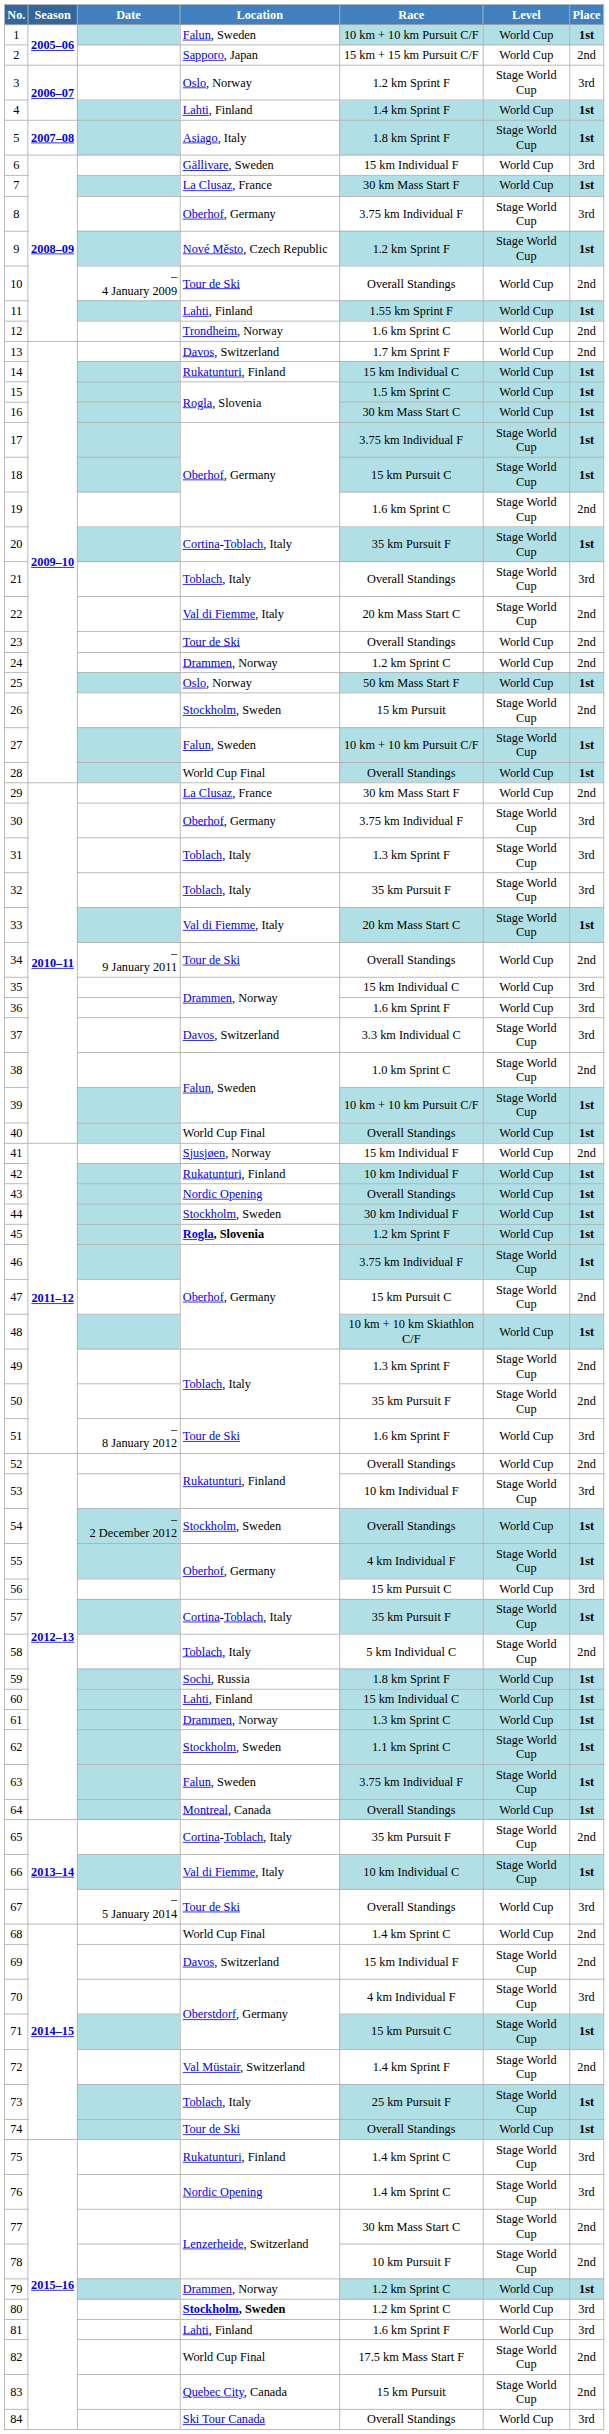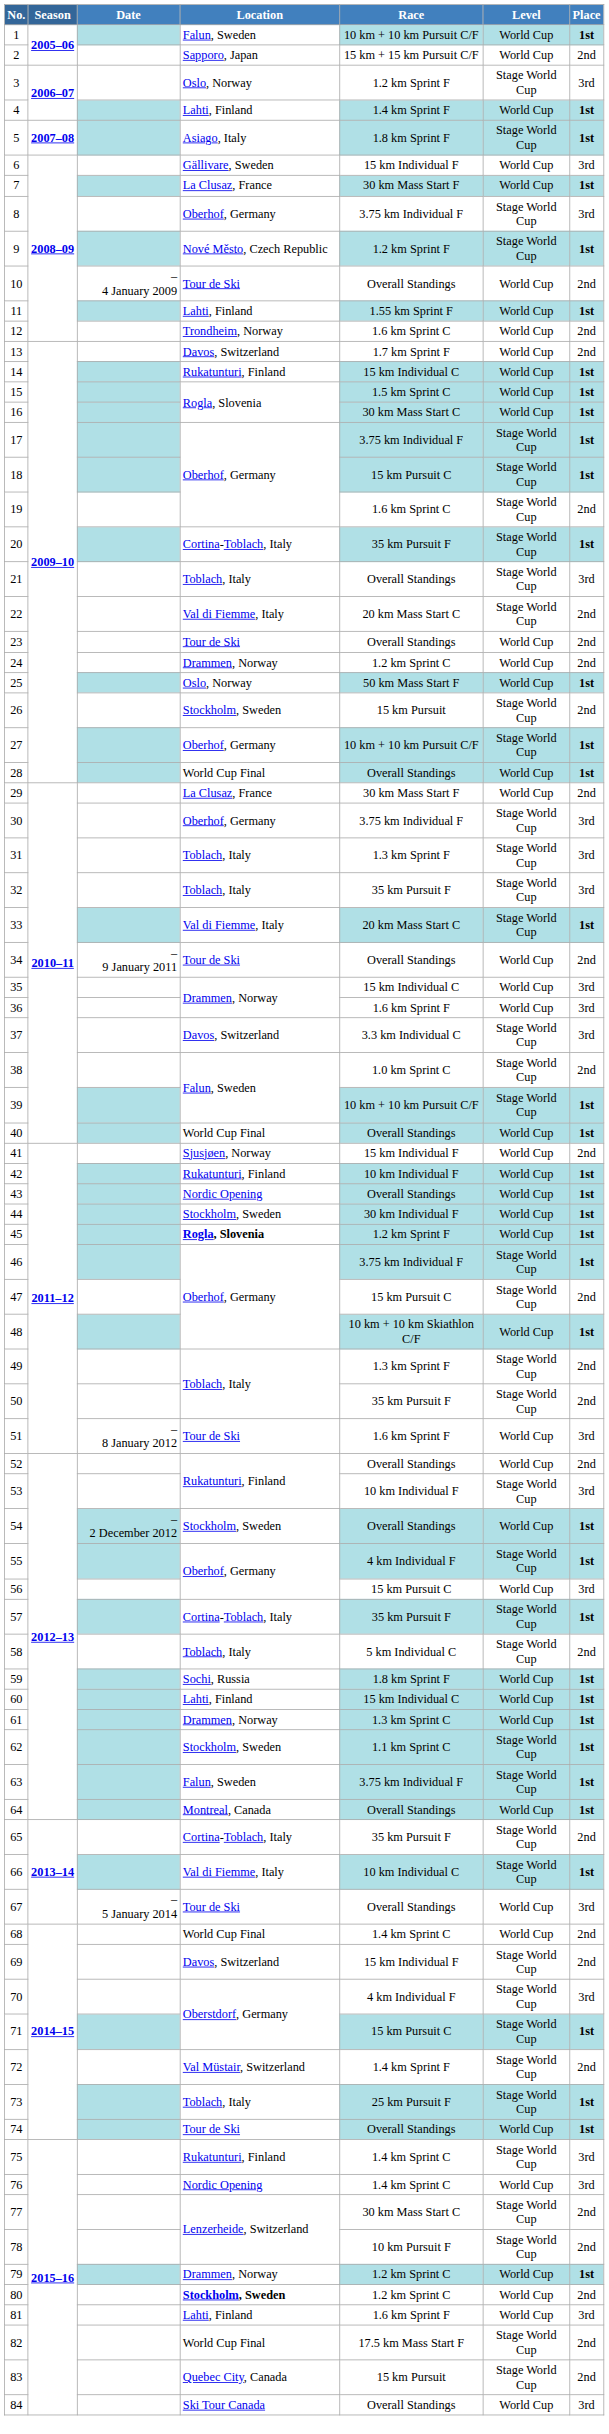(219, 745) Falun, Sweden -> (229, 745) Oberhof, Germany
(526, 2191) Stage World Cup -> (526, 2184) World Cup
(587, 2309) 3rd -> (587, 2294) 2nd
